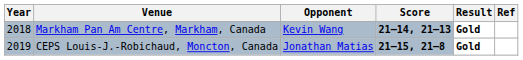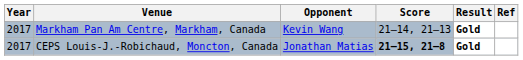(19, 29) 2018 -> (19, 29) 2017
(415, 29) bold -> (415, 29) normal
(19, 46) 2019 -> (19, 46) 2017
